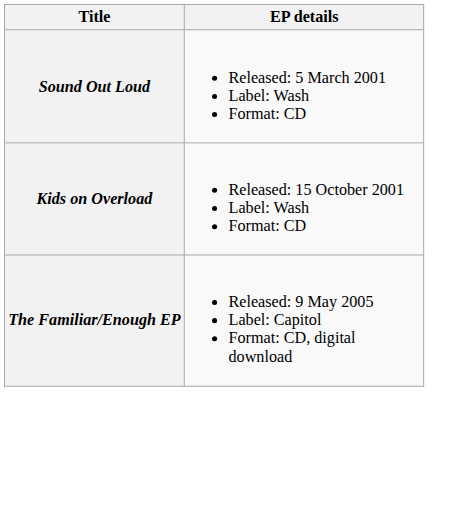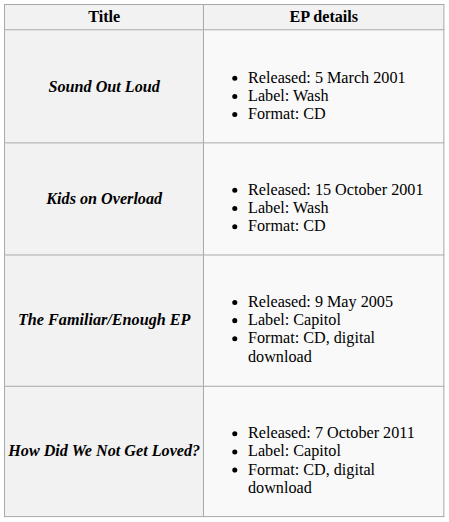+ row: (104, 451)
